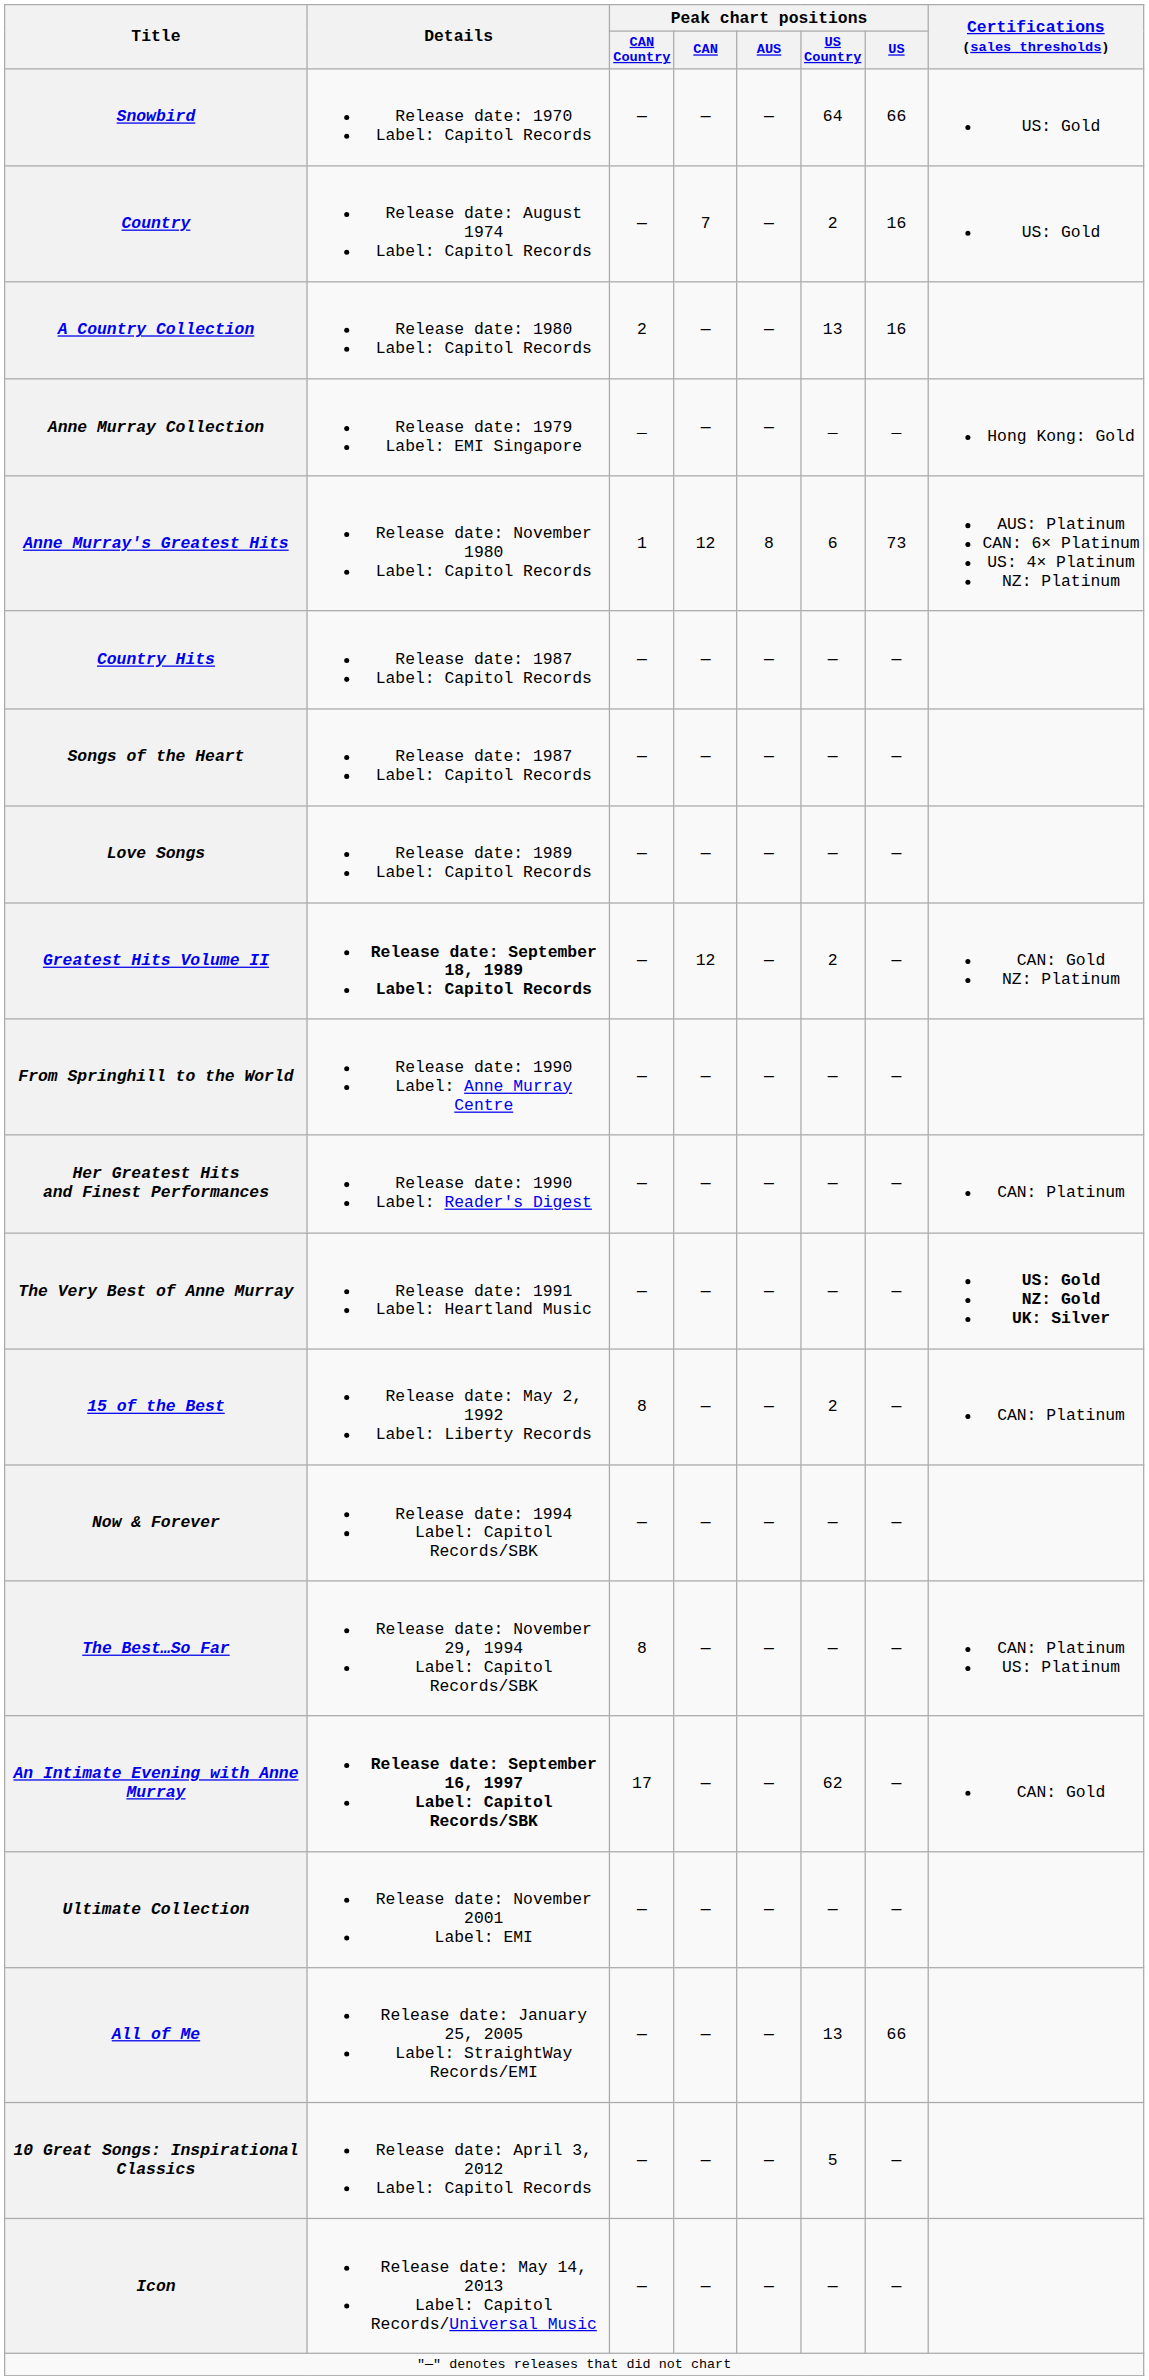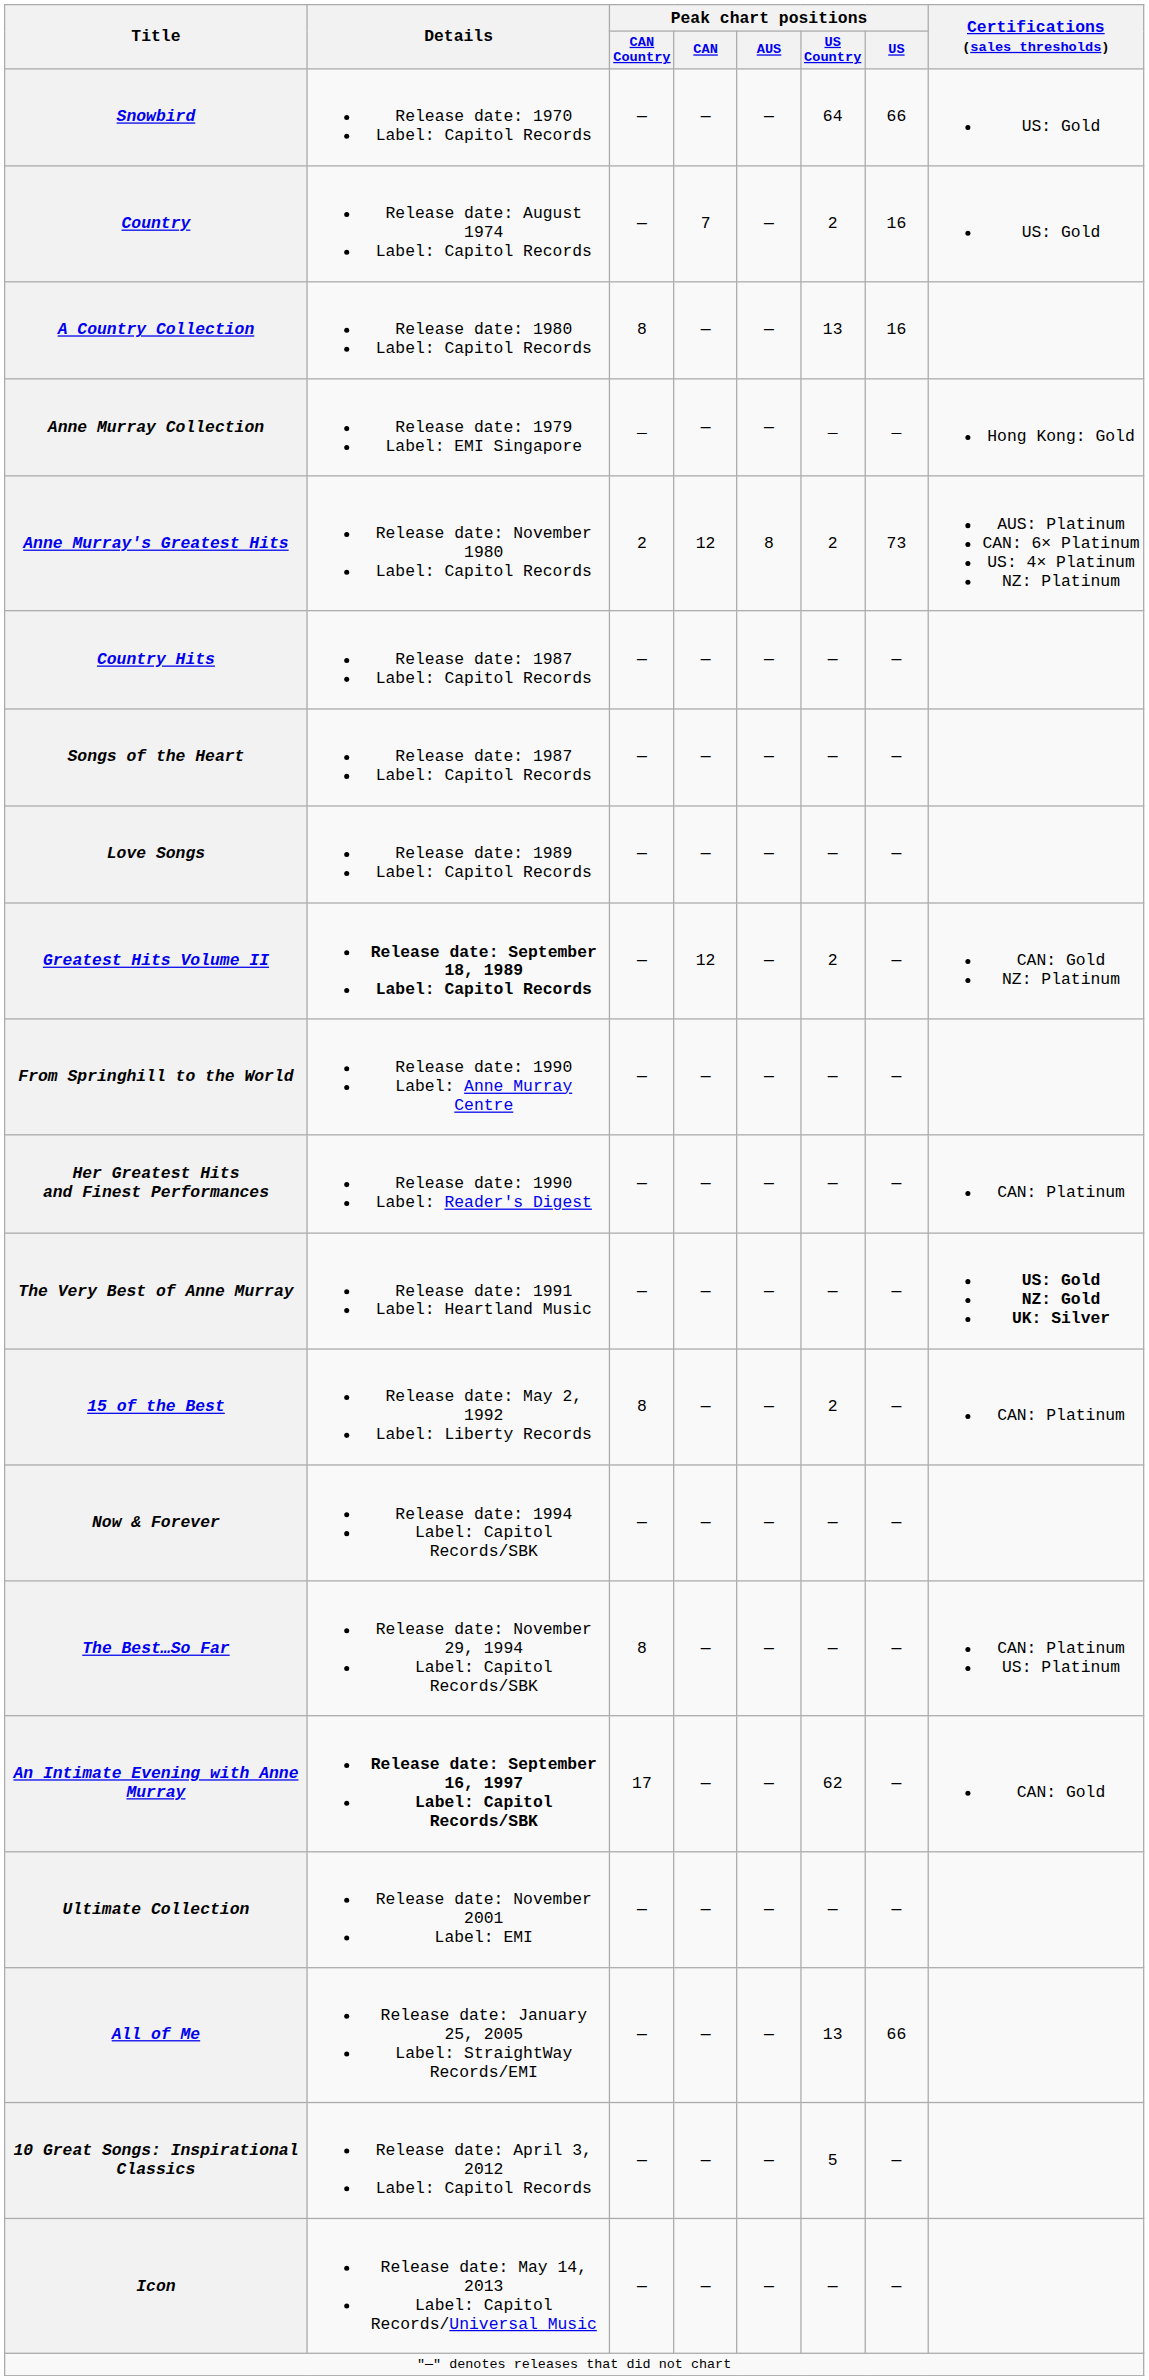(642, 330) 2 -> (642, 330) 8
(642, 544) 1 -> (642, 544) 2
(833, 544) 6 -> (833, 544) 2
